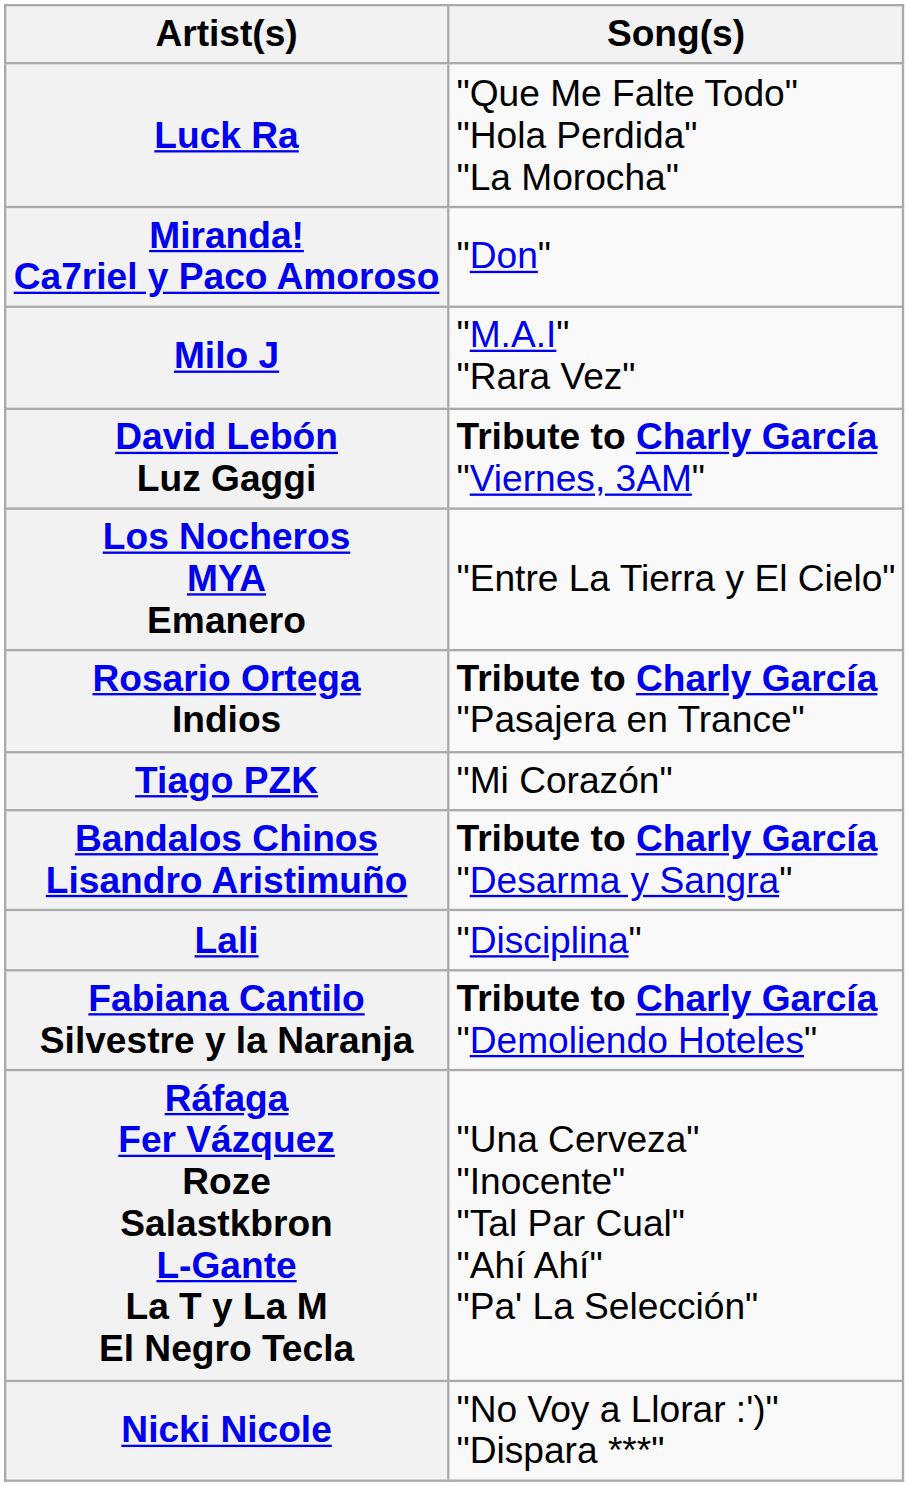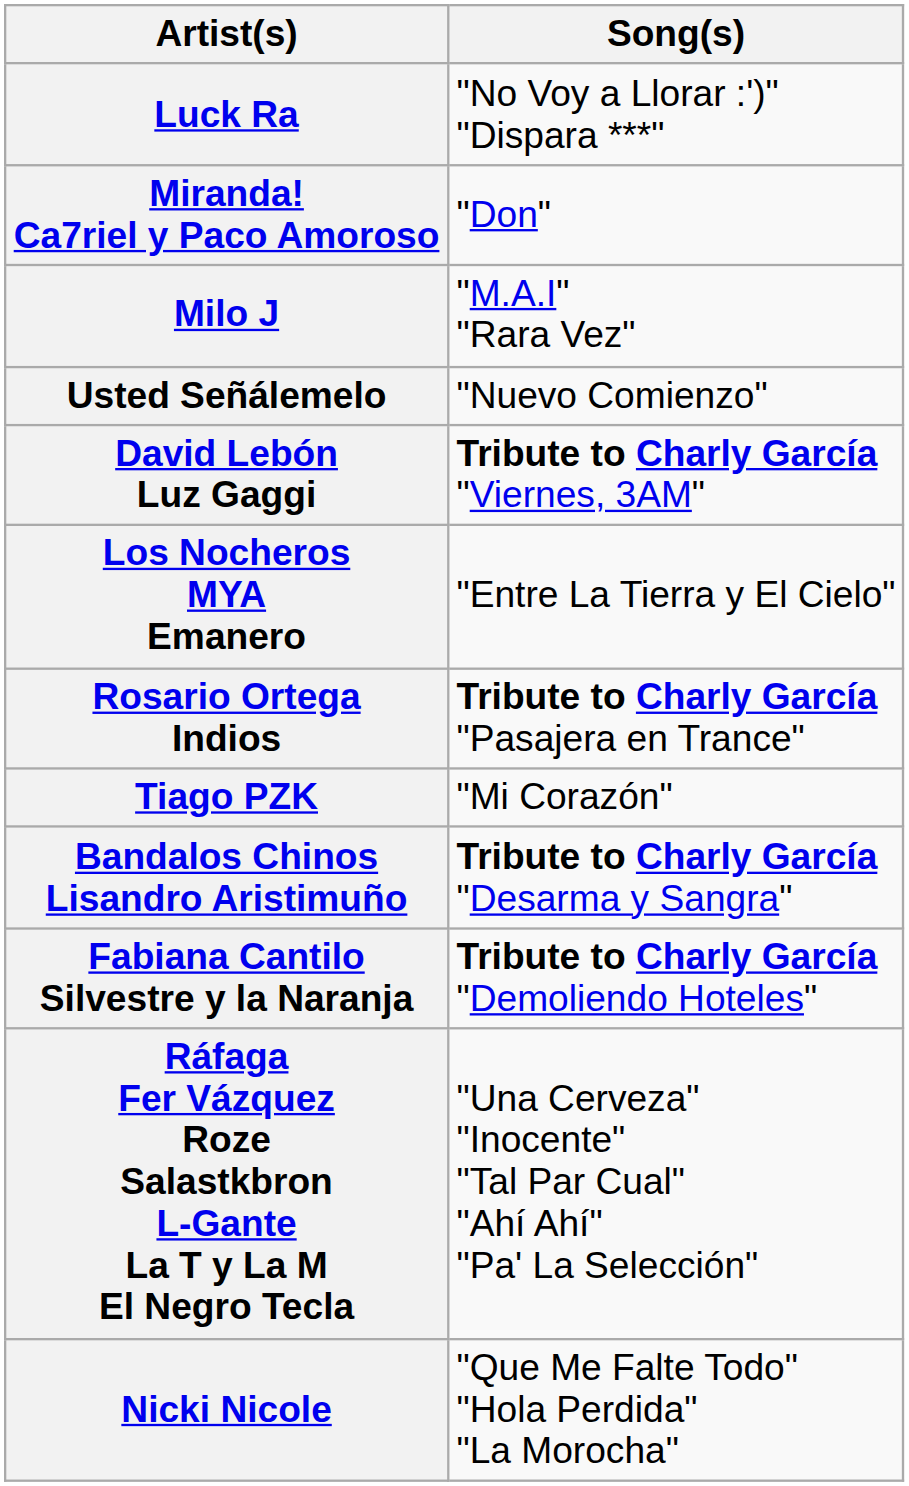(627, 134) "Que Me Falte Todo" "Hola Perdida" "La Morocha" -> (618, 113) "No Voy a Llorar :')" "Dispara ***"
+ row: (227, 394)
- row: (227, 939)
(618, 1429) "No Voy a Llorar :')" "Dispara ***" -> (627, 1408) "Que Me Falte Todo" "Hola Perdida" "La Morocha"
